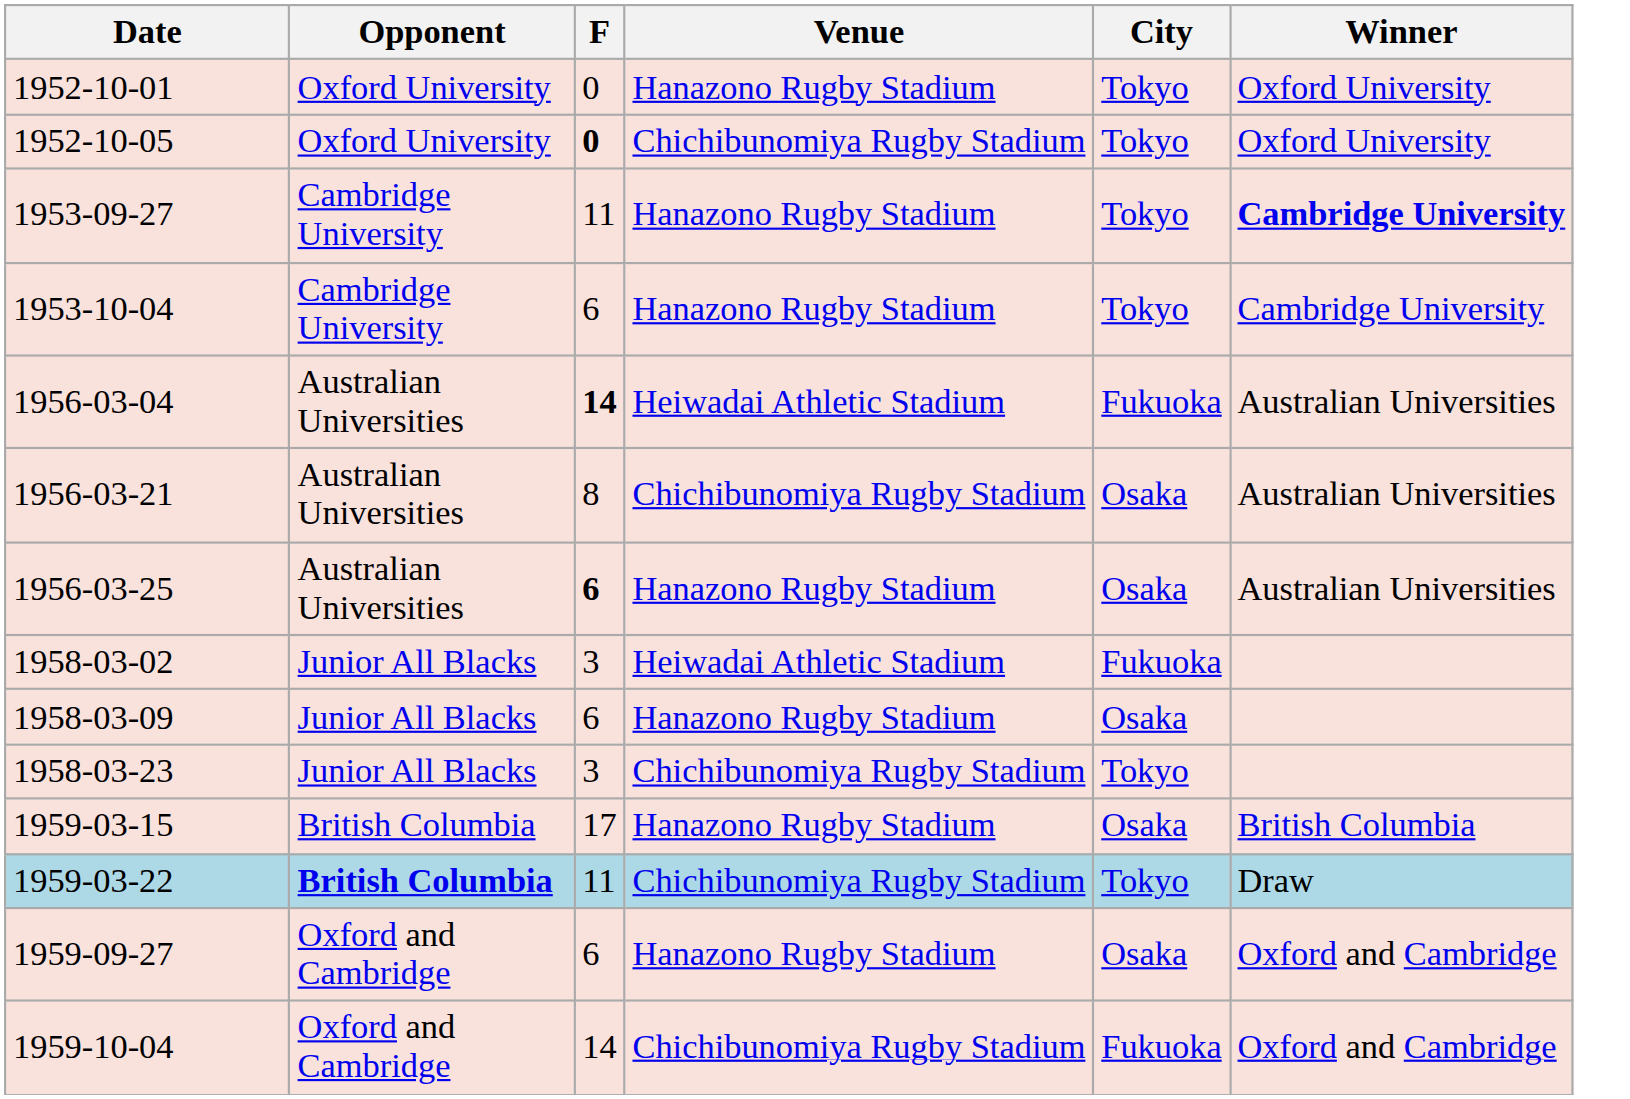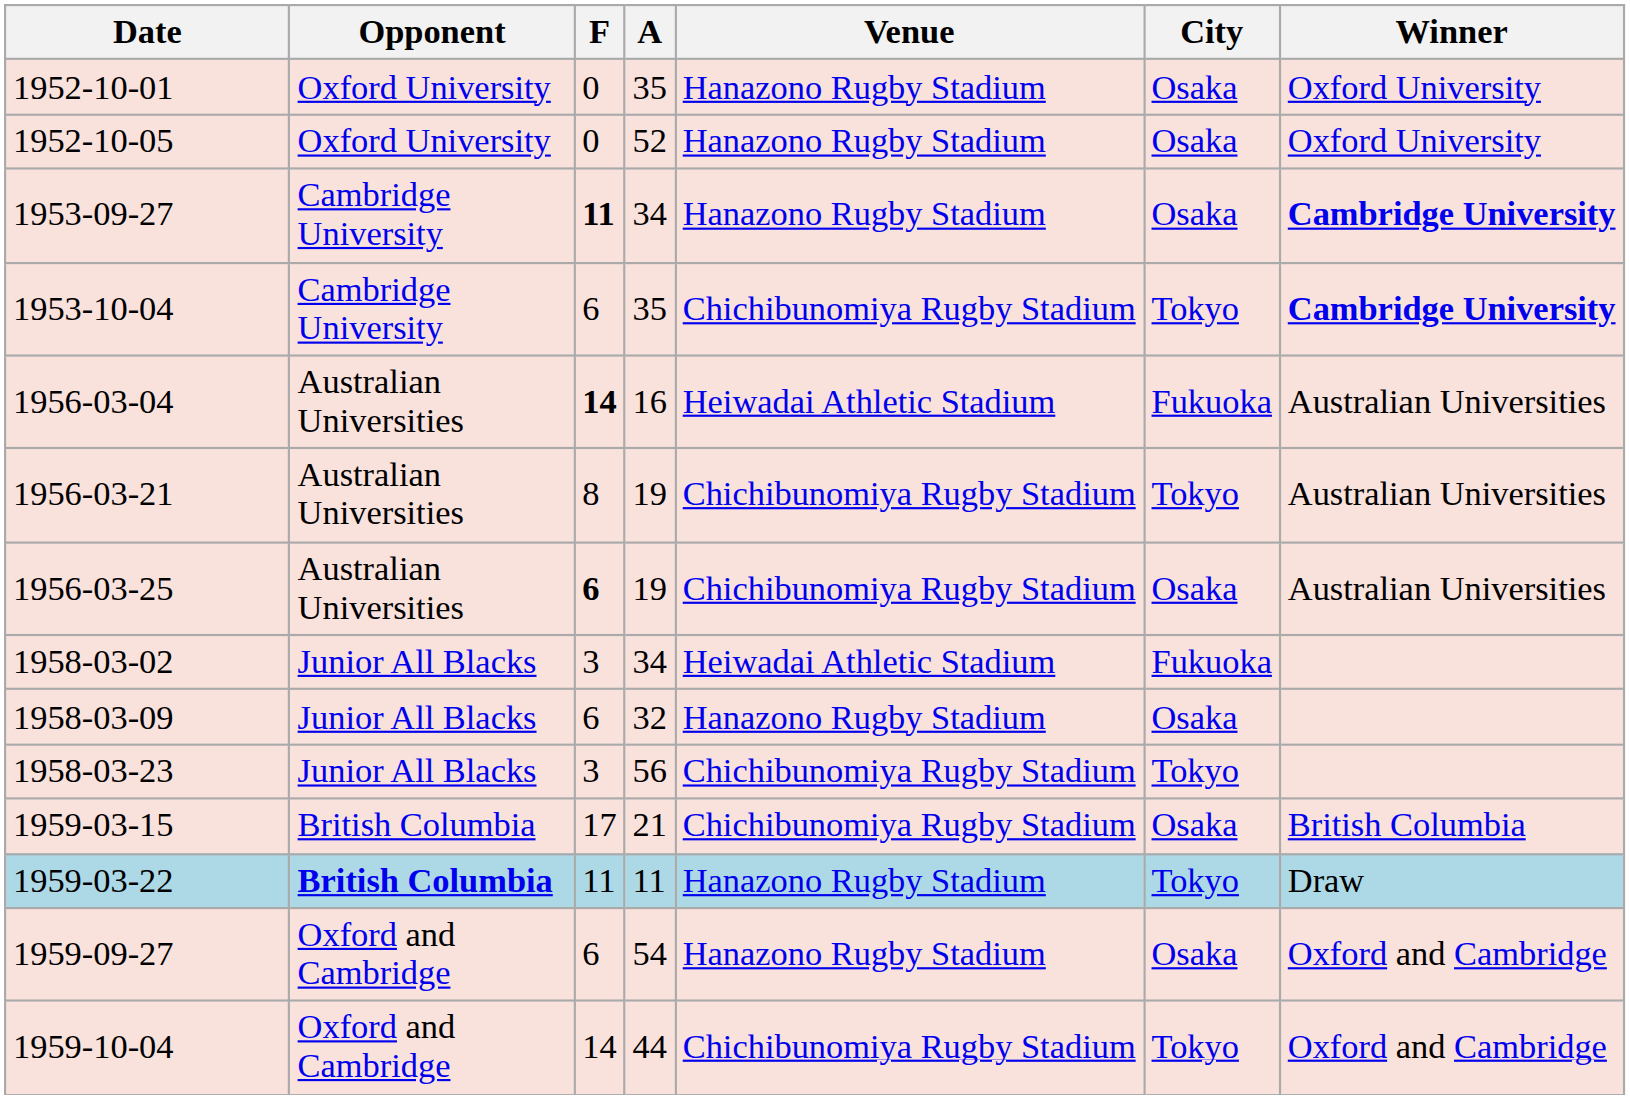+ column: (650, 31)
(1145, 86) Tokyo -> (1195, 86) Osaka
(591, 140) bold -> (591, 140) normal
(859, 140) Chichibunomiya Rugby Stadium -> (864, 140) Hanazono Rugby Stadium
(1145, 140) Tokyo -> (1195, 140) Osaka
(599, 214) normal -> (598, 214) bold
(1145, 214) Tokyo -> (1195, 214) Osaka
(814, 308) Hanazono Rugby Stadium -> (909, 308) Chichibunomiya Rugby Stadium
(1391, 308) normal -> (1452, 308) bold
(1144, 494) Osaka -> (1195, 494) Tokyo
(814, 587) Hanazono Rugby Stadium -> (909, 587) Chichibunomiya Rugby Stadium
(814, 825) Hanazono Rugby Stadium -> (909, 825) Chichibunomiya Rugby Stadium
(859, 879) Chichibunomiya Rugby Stadium -> (864, 879) Hanazono Rugby Stadium
(1161, 1047) Fukuoka -> (1195, 1047) Tokyo
